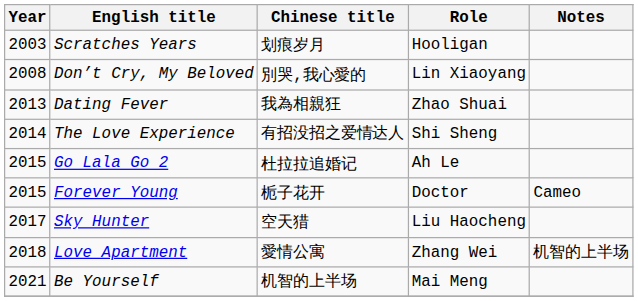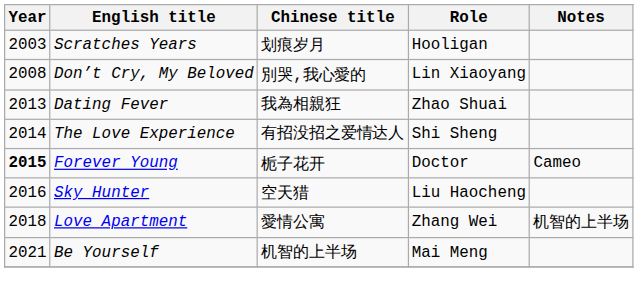- row: (111, 163)
(27, 193) normal -> (27, 163) bold
(27, 222) 2017 -> (27, 193) 2016
